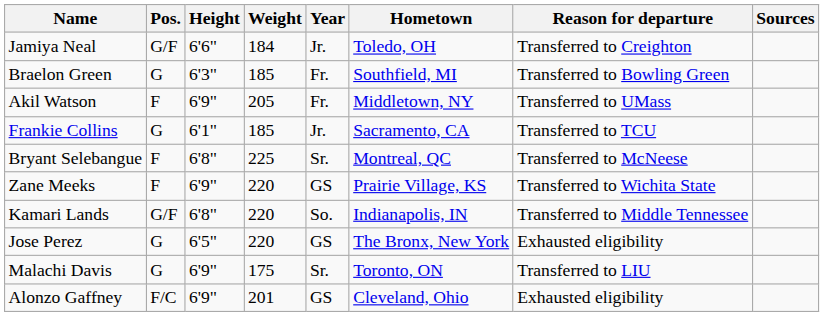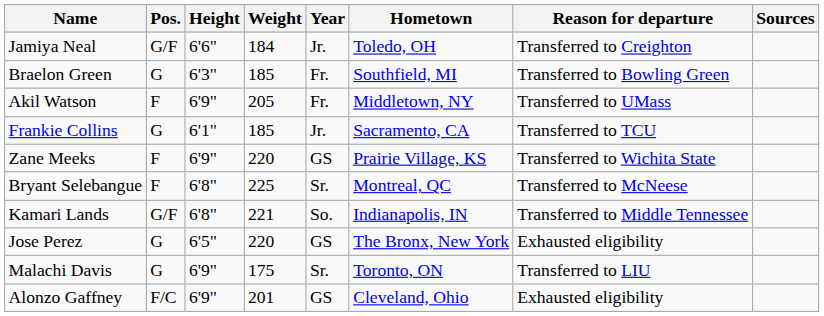rows swapped: (52, 185) <-> (75, 158)
(261, 213) 220 -> (261, 213) 221
